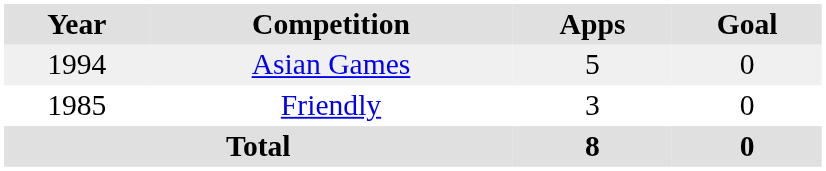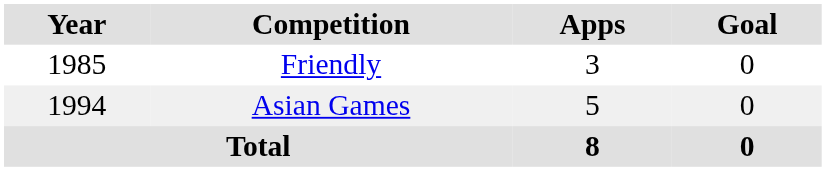rows swapped: (331, 105) <-> (331, 64)
